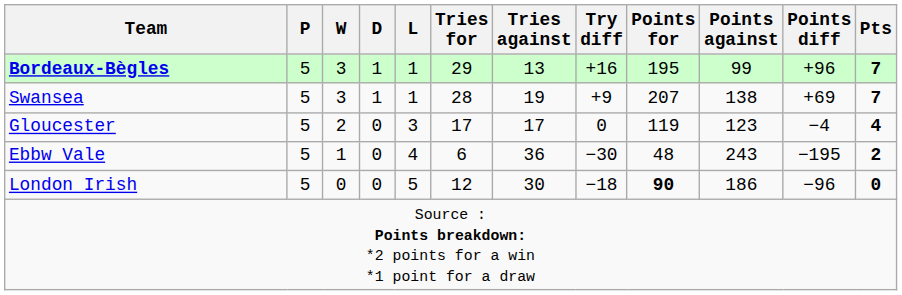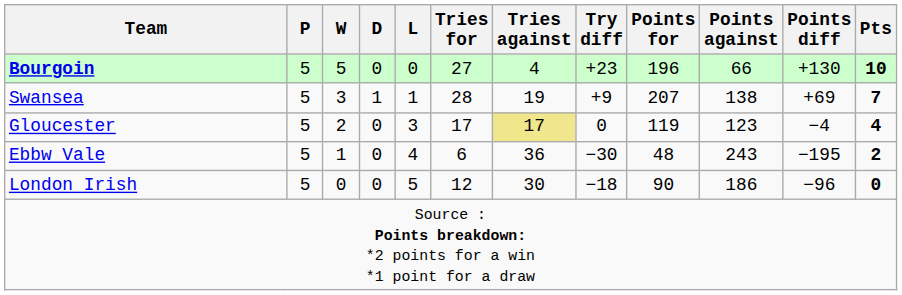+ row: (52, 69)
- row: (89, 69)
(534, 127) no background -> (534, 127) khaki background
(663, 185) bold -> (663, 185) normal
